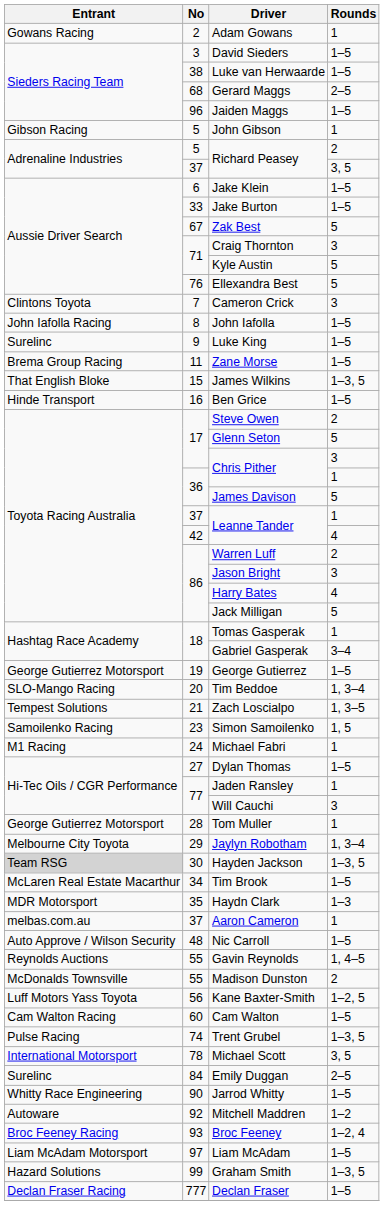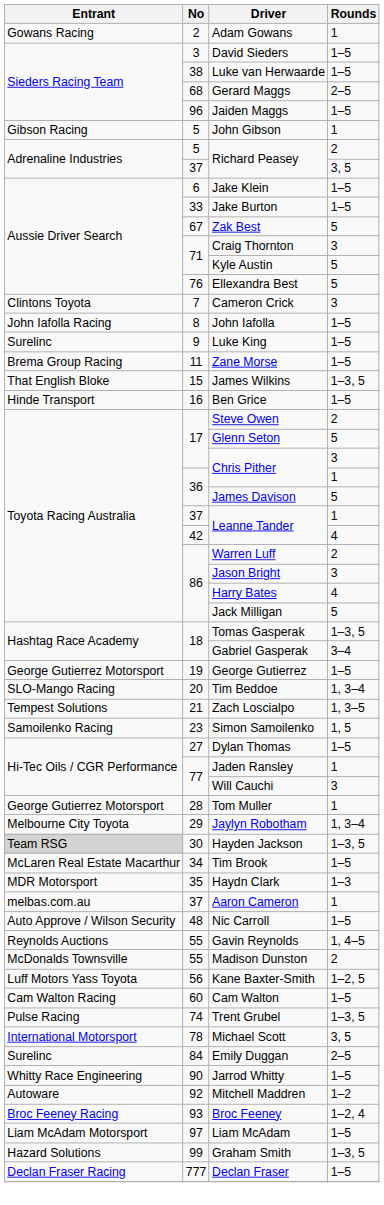(334, 631) 1 -> (348, 631) 1–3, 5
- row: (196, 747)
